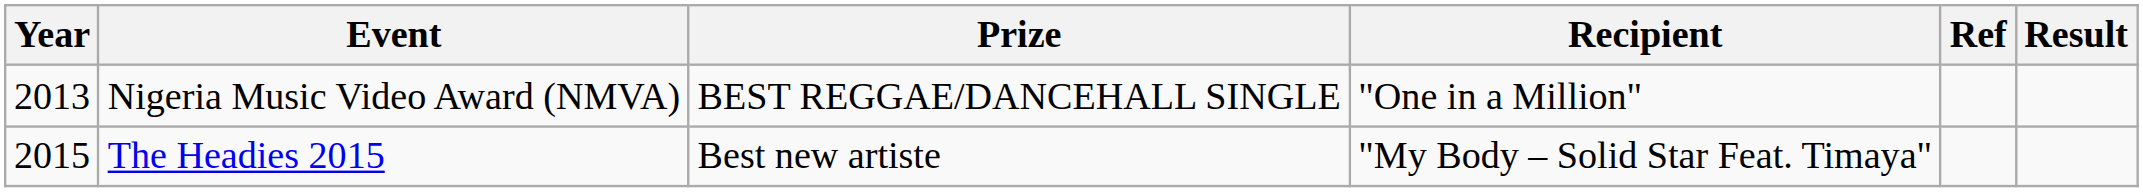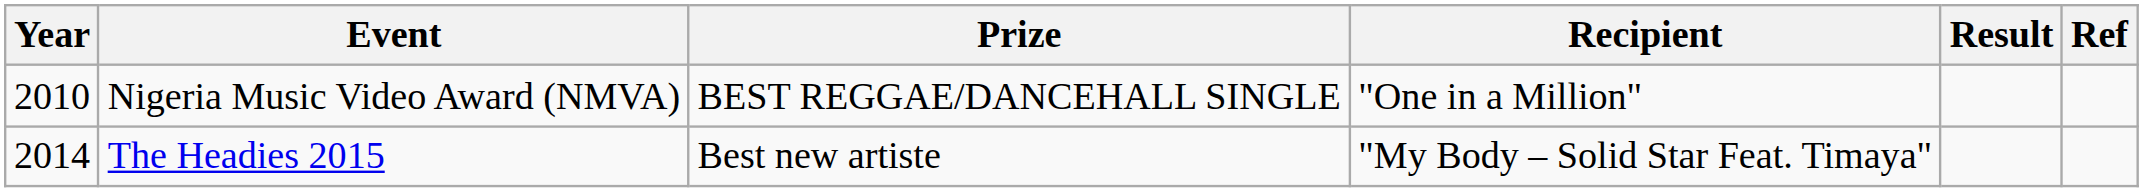columns swapped: (2076, 34) <-> (1978, 34)
(52, 95) 2013 -> (52, 95) 2010
(52, 155) 2015 -> (52, 155) 2014
